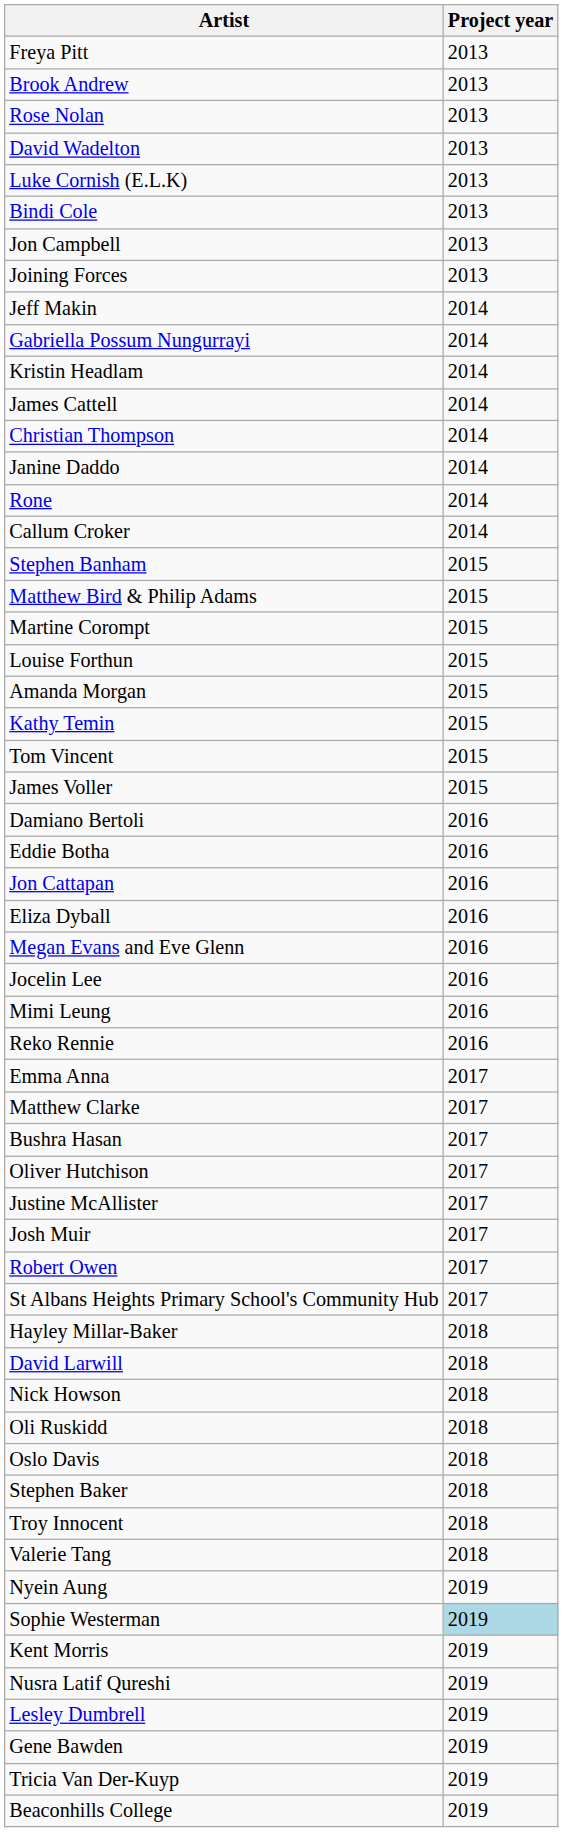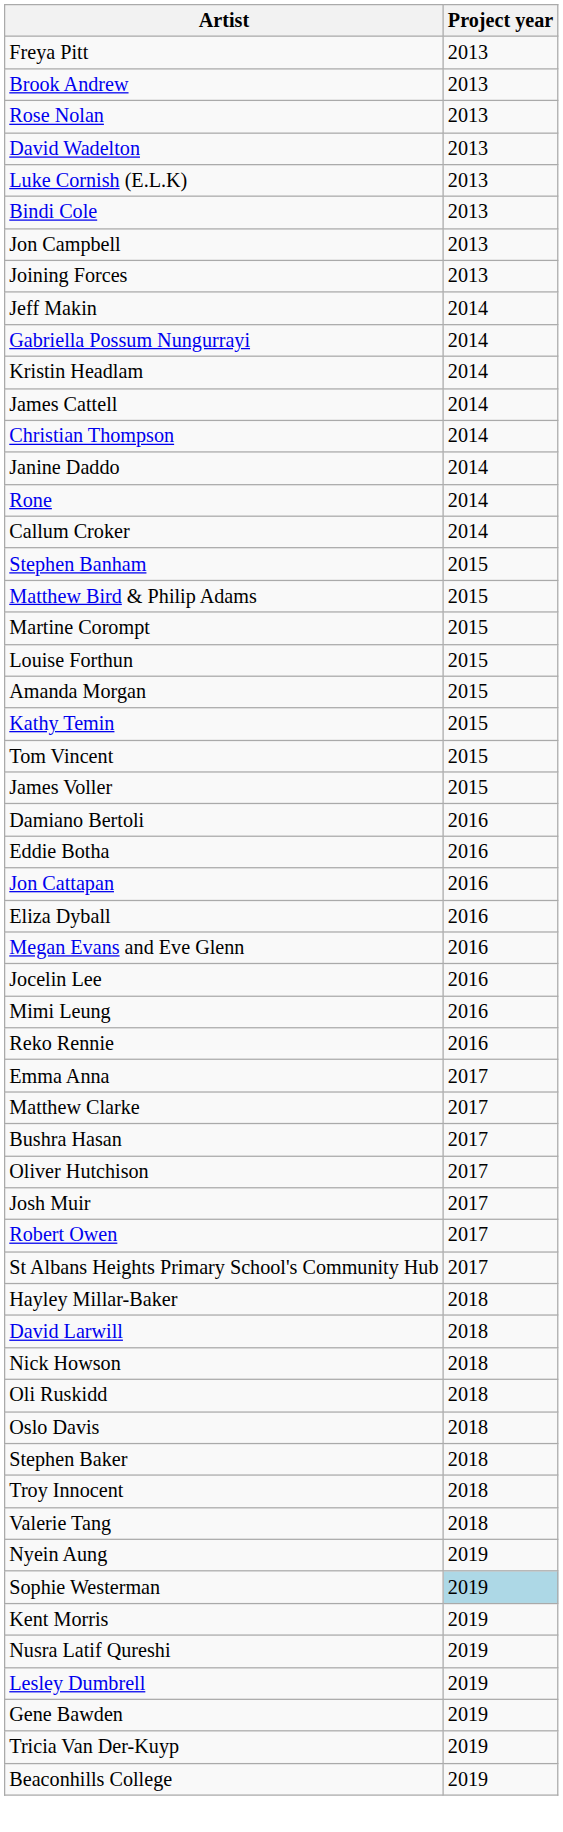- row: (83, 1203)
